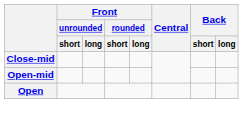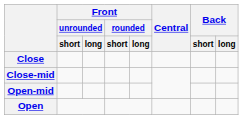+ row: (31, 59)
